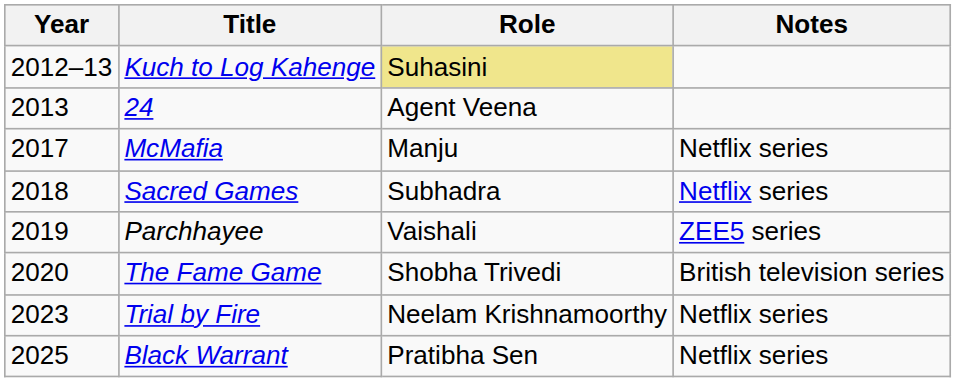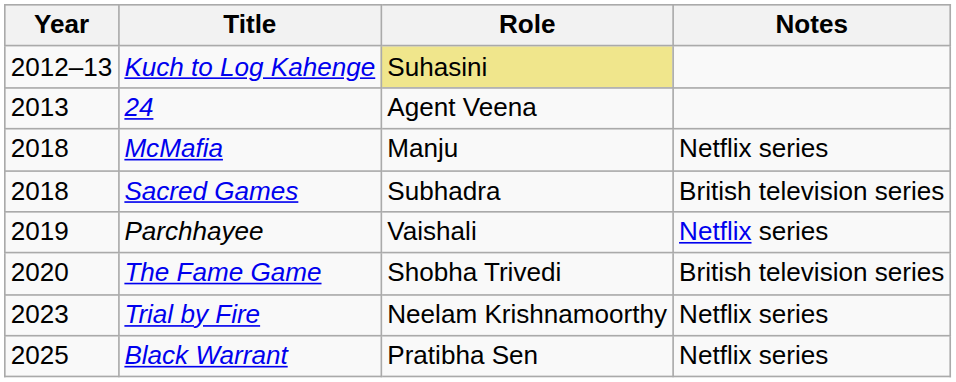(40, 149) 2017 -> (40, 149) 2018
(754, 190) Netflix series -> (812, 190) British television series
(750, 231) ZEE5 series -> (754, 231) Netflix series
